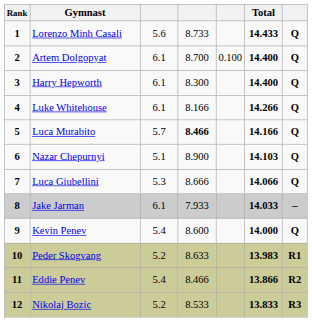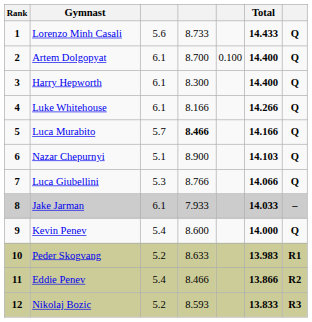(197, 181) 8.666 -> (197, 181) 8.766
(197, 304) 8.533 -> (197, 304) 8.593
